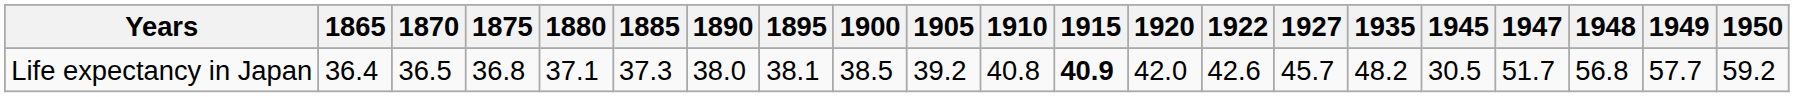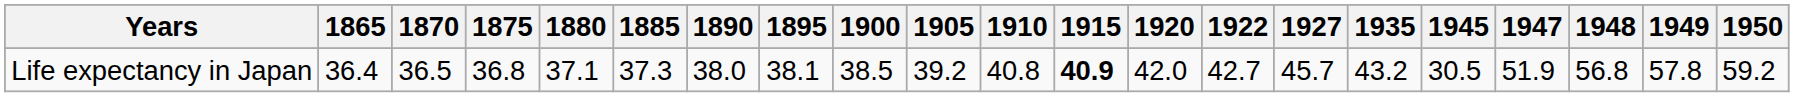(1234, 70) 42.6 -> (1234, 70) 42.7
(1381, 70) 48.2 -> (1381, 70) 43.2
(1528, 70) 51.7 -> (1528, 70) 51.9
(1675, 70) 57.7 -> (1675, 70) 57.8
